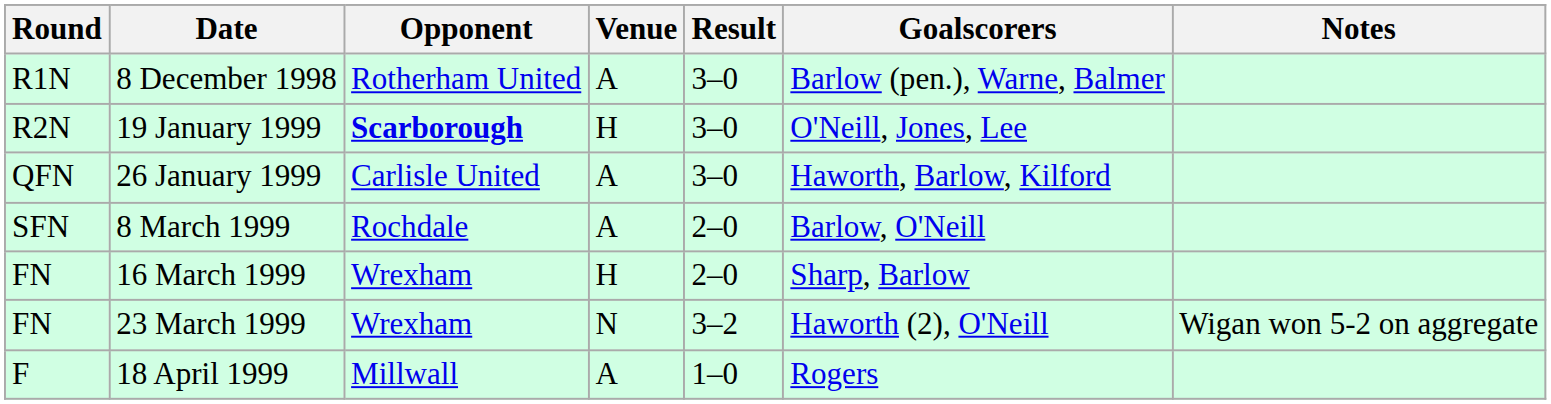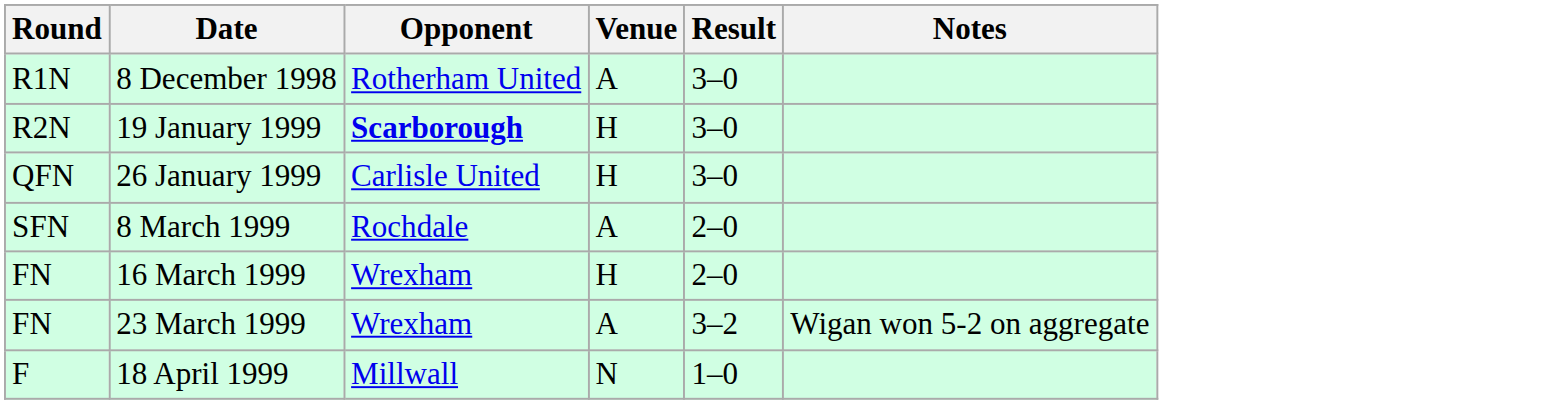- column: (978, 29)
(607, 176) A -> (607, 176) H
(607, 324) N -> (607, 324) A
(607, 373) A -> (607, 373) N
